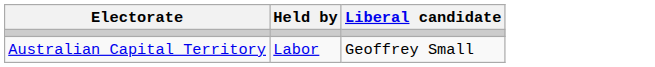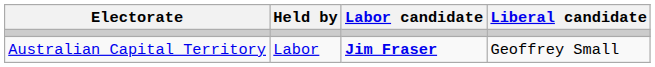+ column: (414, 17)
